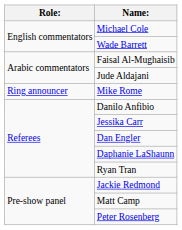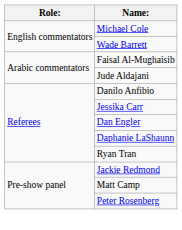- row: (119, 91)
